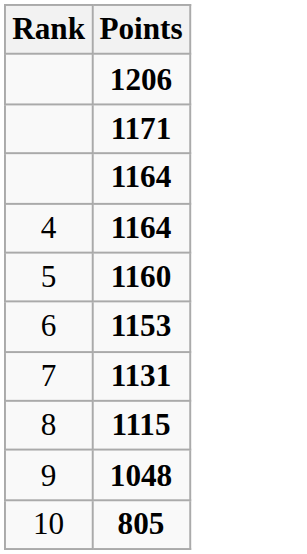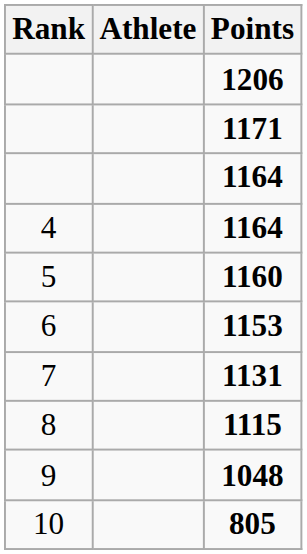+ column: (148, 29)
